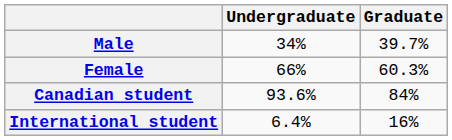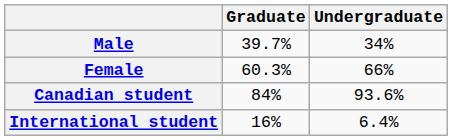columns swapped: (291, 18) <-> (403, 18)
